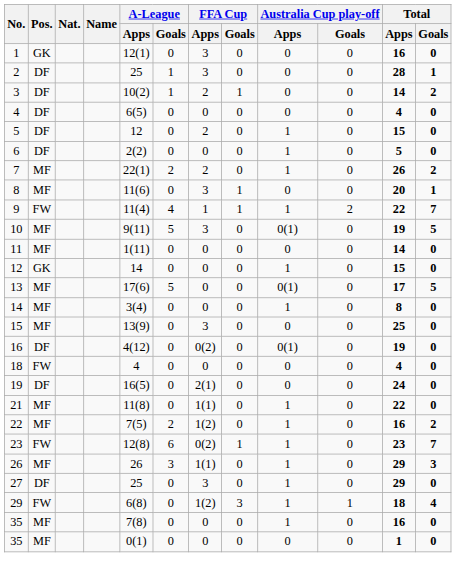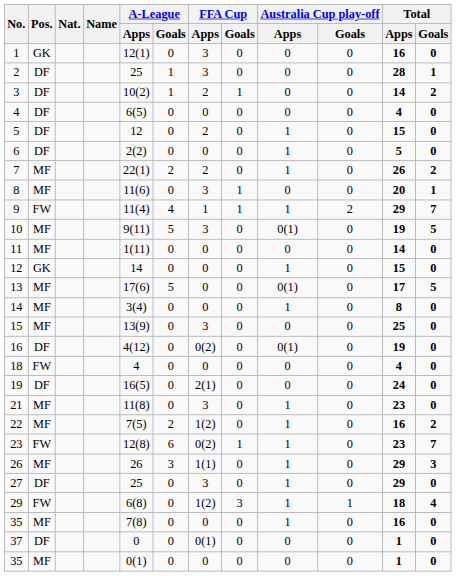(399, 209) 22 -> (399, 209) 29
(205, 405) 1(1) -> (205, 405) 3
(399, 405) 22 -> (399, 405) 23
+ row: (16, 541)
